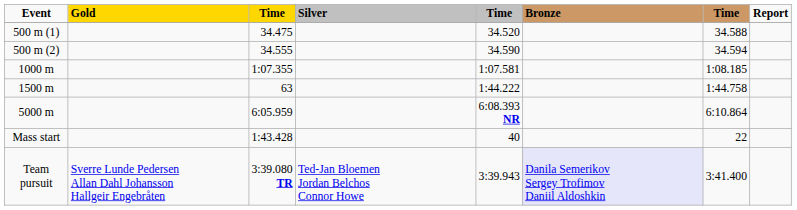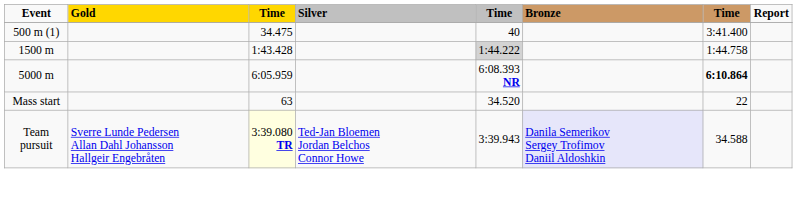(504, 32) 34.520 -> (514, 32) 40
(731, 32) 34.588 -> (727, 32) 3:41.400
- row: (36, 50)
- row: (36, 69)
(287, 87) 63 -> (272, 50) 1:43.428
(499, 87) no background -> (499, 50) lightgrey background
(726, 112) normal -> (727, 75) bold
(272, 138) 1:43.428 -> (287, 100) 63
(514, 138) 40 -> (504, 100) 34.520
(272, 176) no background -> (272, 139) lightyellow background
(726, 176) 3:41.400 -> (732, 139) 34.588
